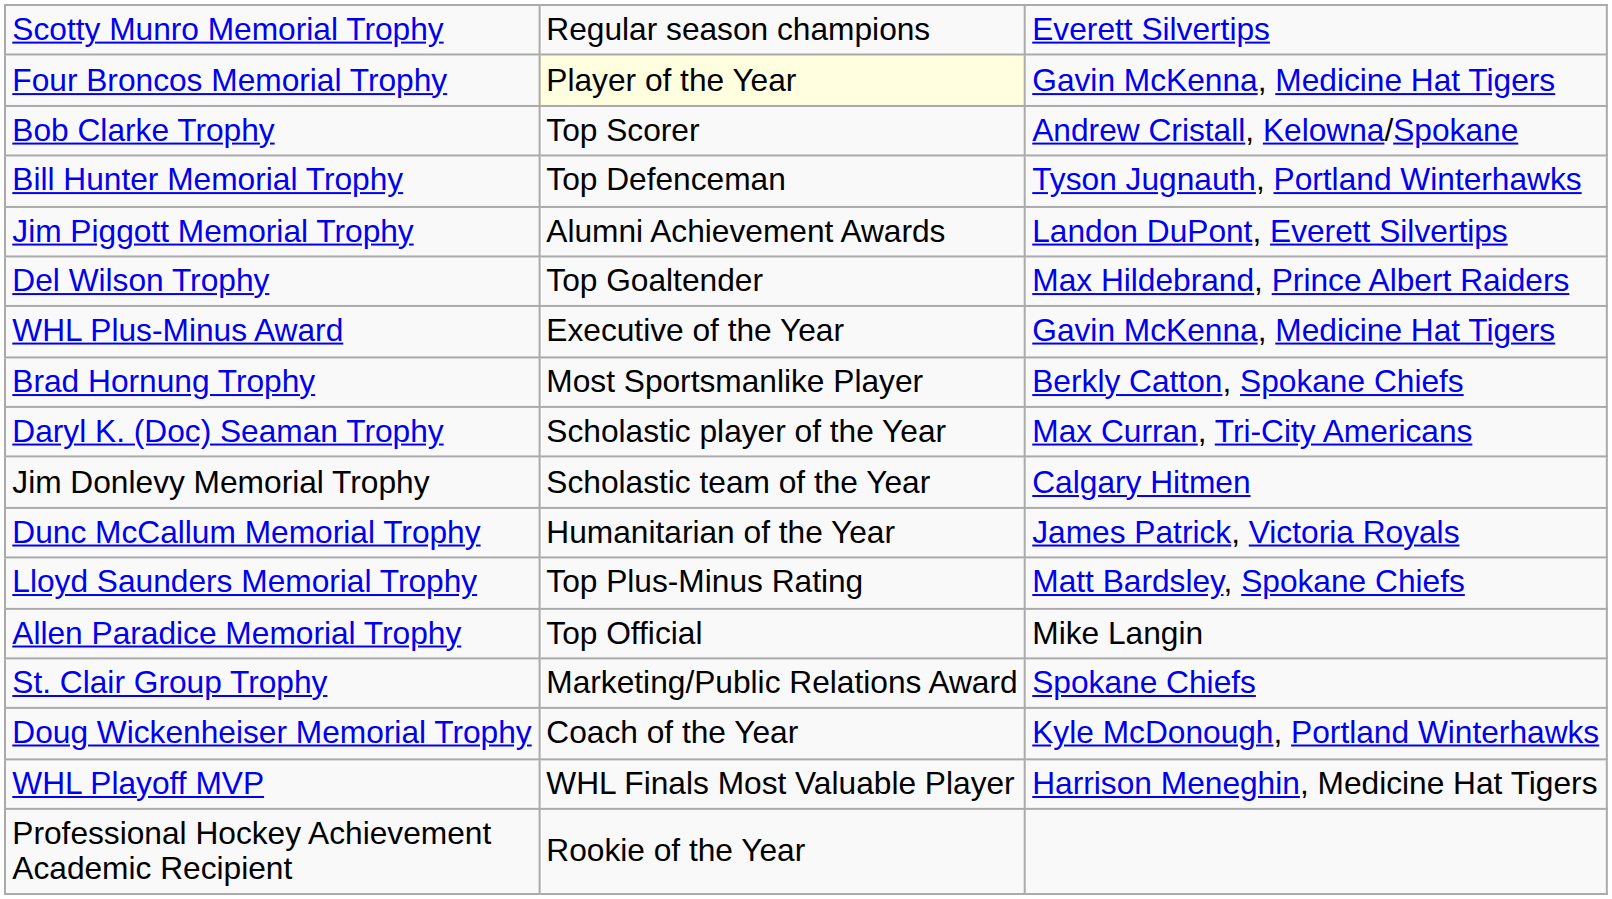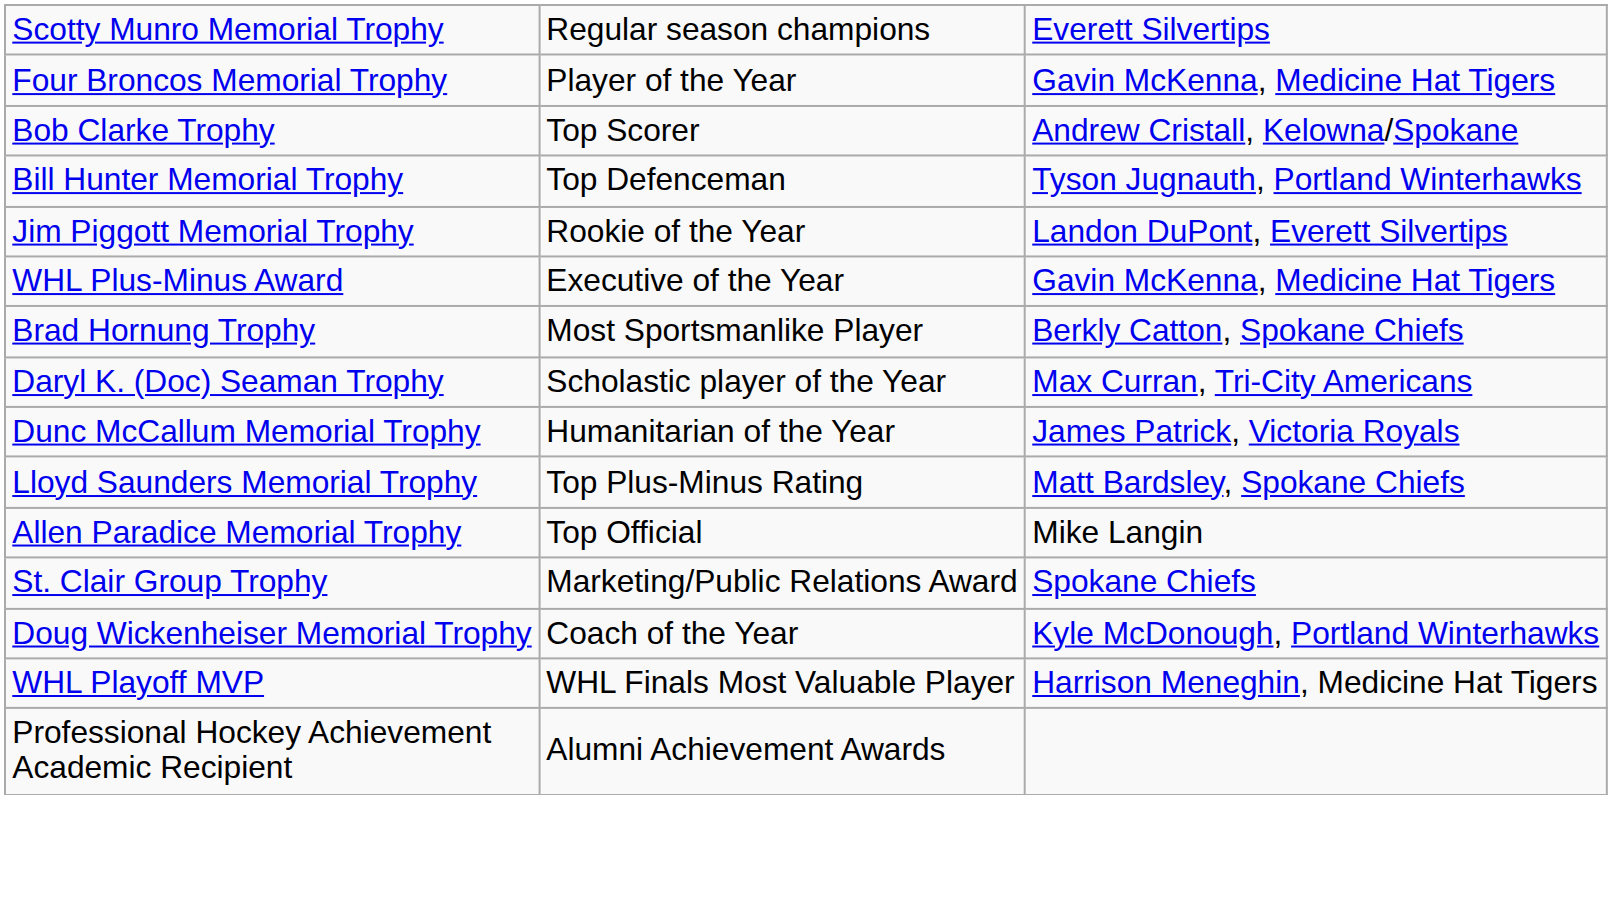(671, 79) lightyellow background -> (671, 79) no background
(746, 230) Alumni Achievement Awards -> (676, 230) Rookie of the Year
- row: (141, 280)
- row: (221, 481)
(676, 851) Rookie of the Year -> (746, 750) Alumni Achievement Awards
